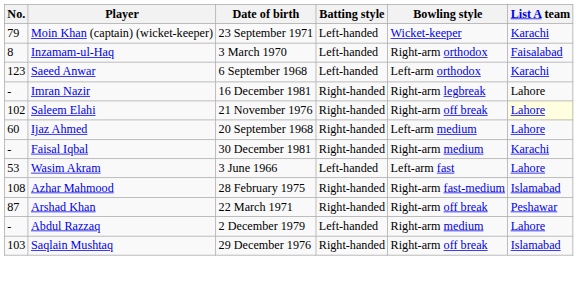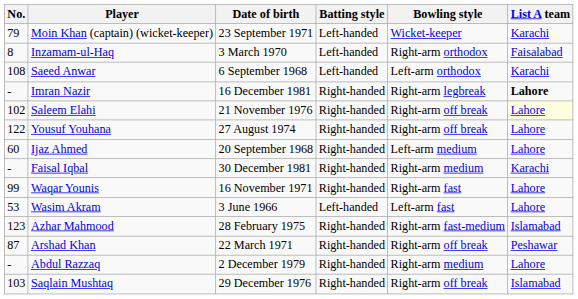(16, 71) 123 -> (16, 71) 108
(528, 91) normal -> (529, 91) bold
+ row: (71, 129)
+ row: (65, 187)
(16, 187) 108 -> (16, 226) 123
(348, 226) Left-handed -> (352, 264) Right-handed
